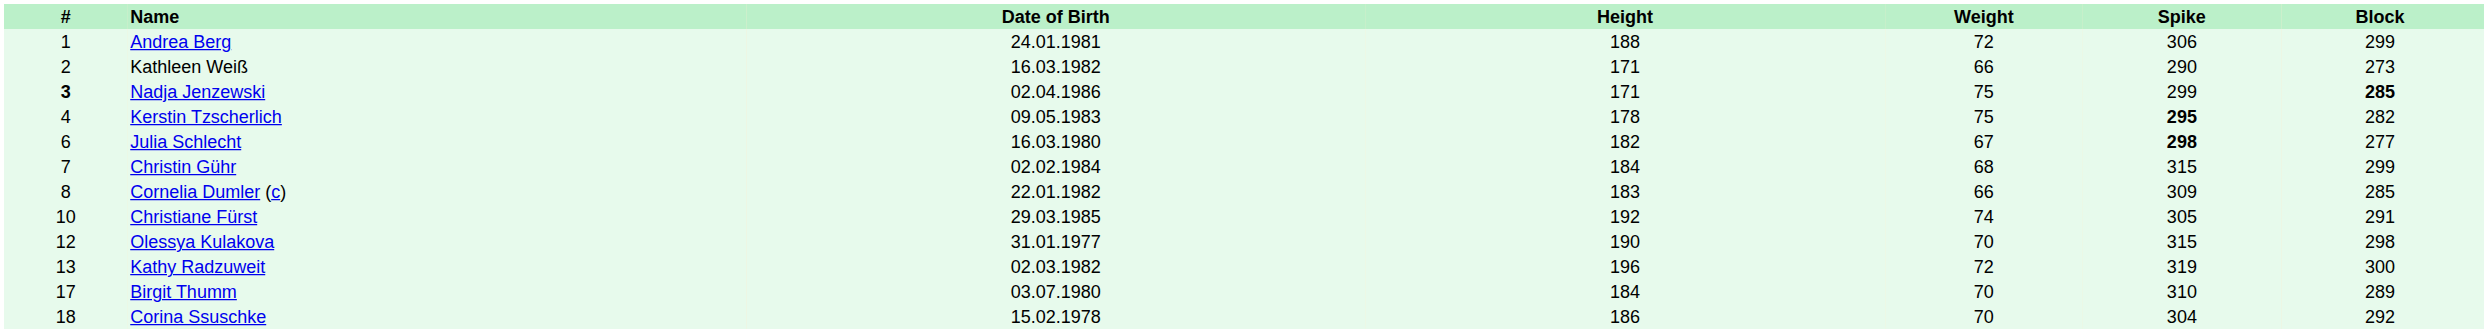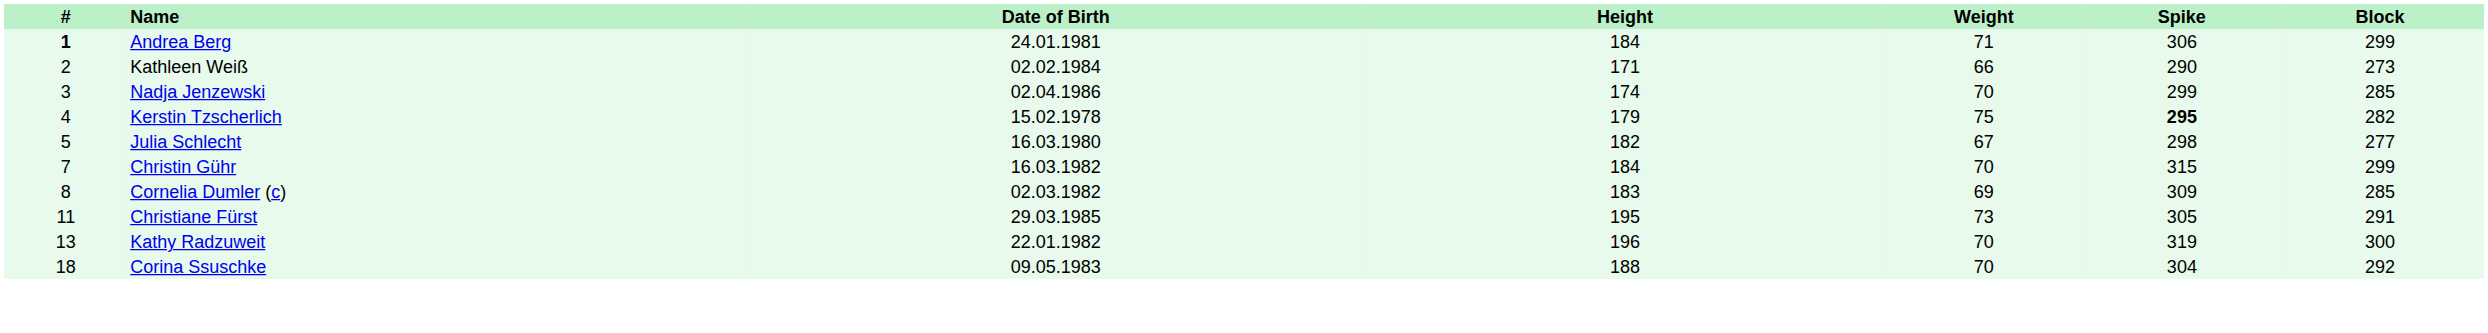(66, 42) normal -> (66, 42) bold
(1625, 42) 188 -> (1625, 42) 184
(1984, 42) 72 -> (1984, 42) 71
(1056, 66) 16.03.1982 -> (1056, 66) 02.02.1984
(66, 92) bold -> (66, 92) normal
(1625, 92) 171 -> (1625, 92) 174
(1984, 92) 75 -> (1984, 92) 70
(2380, 92) bold -> (2380, 92) normal
(1056, 116) 09.05.1983 -> (1056, 116) 15.02.1978
(1625, 116) 178 -> (1625, 116) 179
(66, 142) 6 -> (66, 142) 5
(2182, 142) bold -> (2182, 142) normal
(1056, 166) 02.02.1984 -> (1056, 166) 16.03.1982
(1984, 166) 68 -> (1984, 166) 70
(1056, 192) 22.01.1982 -> (1056, 192) 02.03.1982
(1984, 192) 66 -> (1984, 192) 69
(66, 216) 10 -> (66, 216) 11
(1625, 216) 192 -> (1625, 216) 195
(1984, 216) 74 -> (1984, 216) 73
- row: (202, 242)
(1056, 266) 02.03.1982 -> (1056, 242) 22.01.1982
(1984, 266) 72 -> (1984, 242) 70
- row: (184, 292)
(1056, 316) 15.02.1978 -> (1056, 266) 09.05.1983
(1625, 316) 186 -> (1625, 266) 188
